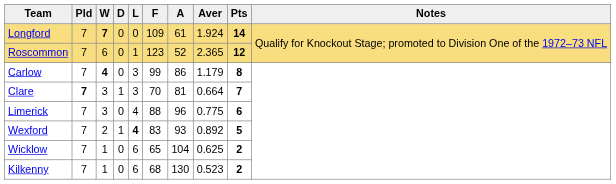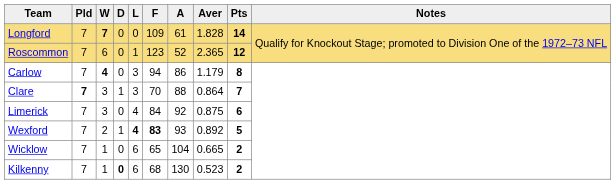(210, 33) 1.924 -> (210, 33) 1.828
(155, 72) 99 -> (155, 72) 94
(180, 91) 81 -> (180, 91) 88
(210, 91) 0.664 -> (210, 91) 0.864
(155, 111) 88 -> (155, 111) 84
(180, 111) 96 -> (180, 111) 92
(210, 111) 0.775 -> (210, 111) 0.875
(155, 130) normal -> (155, 130) bold
(210, 150) 0.625 -> (210, 150) 0.665
(121, 169) normal -> (121, 169) bold
